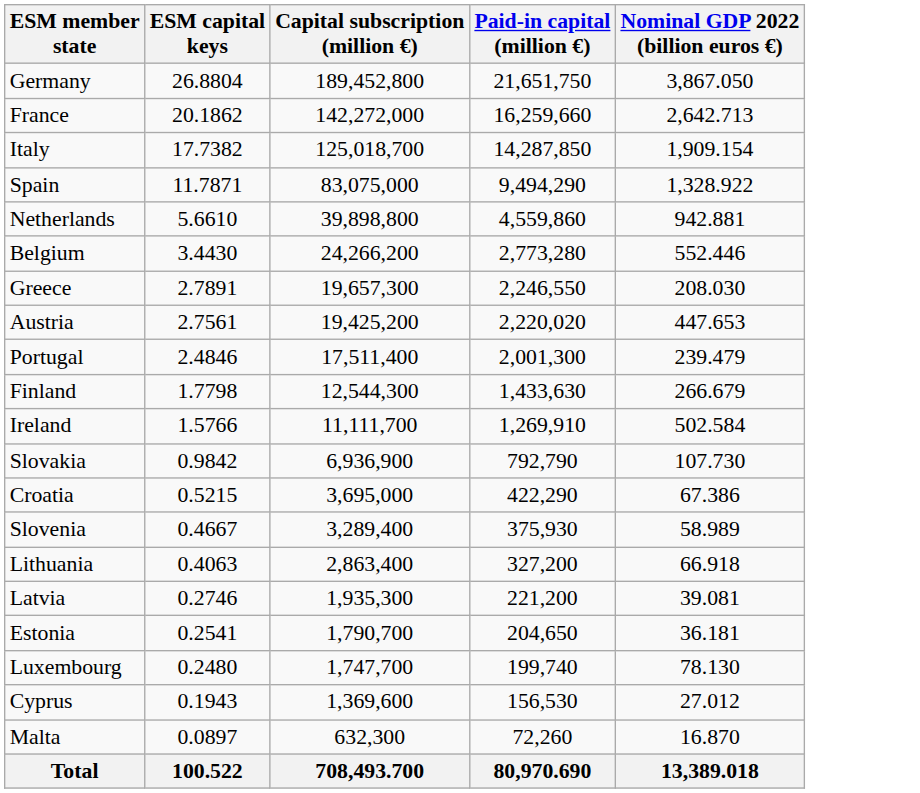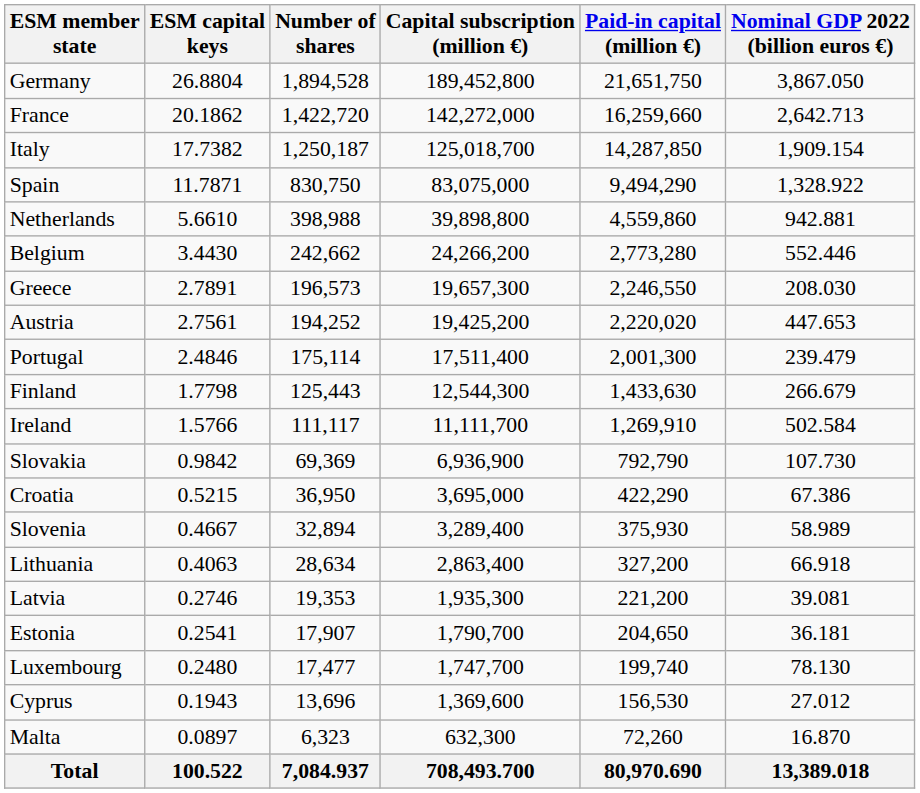+ column: (325, 33)
